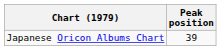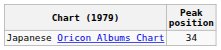(191, 38) 39 -> (191, 38) 34
